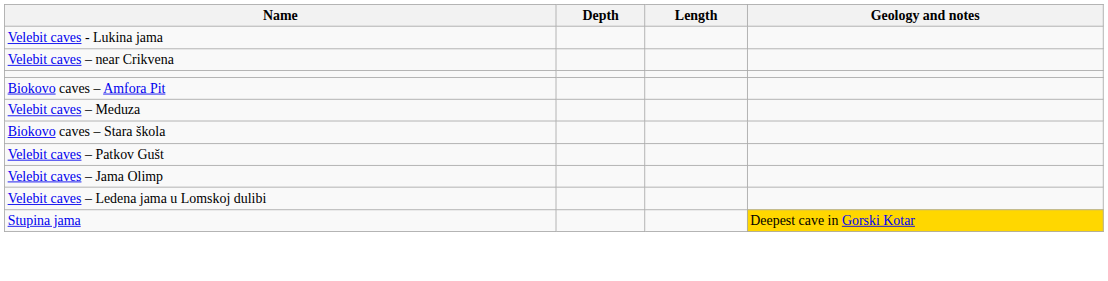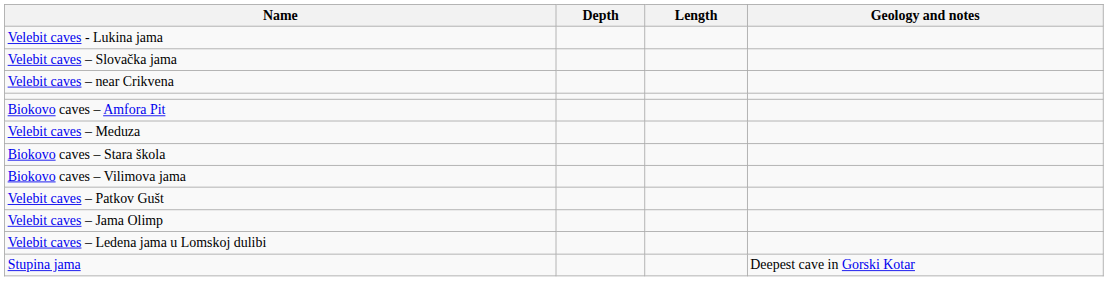+ row: (92, 59)
+ row: (97, 176)
(833, 220) gold background -> (833, 264) no background
